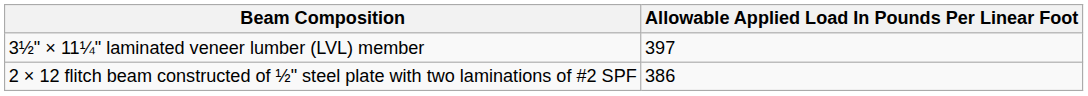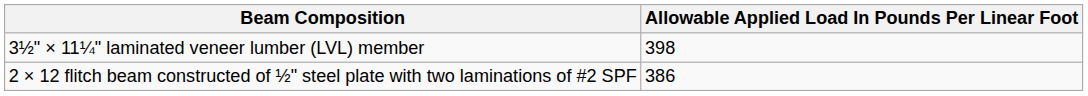(660, 47) 397 -> (660, 47) 398
